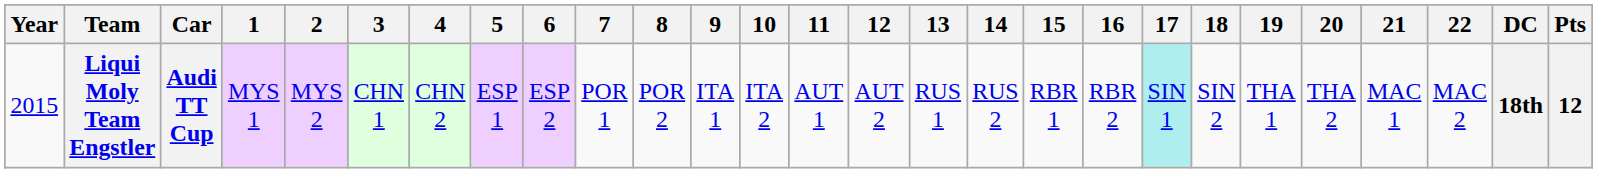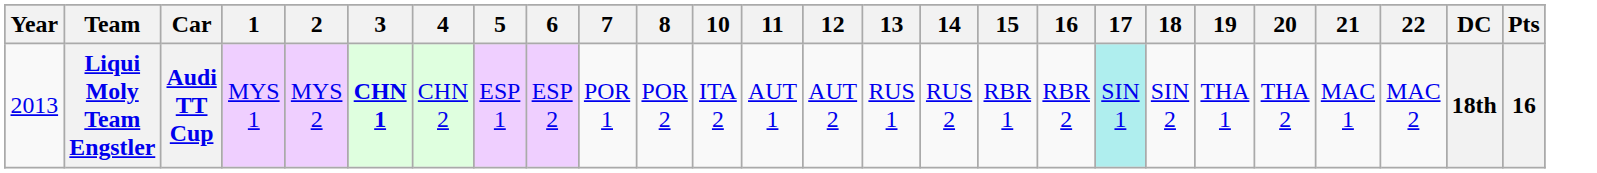- column: (715, 23)
(34, 104) 2015 -> (34, 104) 2013
(379, 104) normal -> (380, 104) bold
(1570, 104) 12 -> (1524, 104) 16
